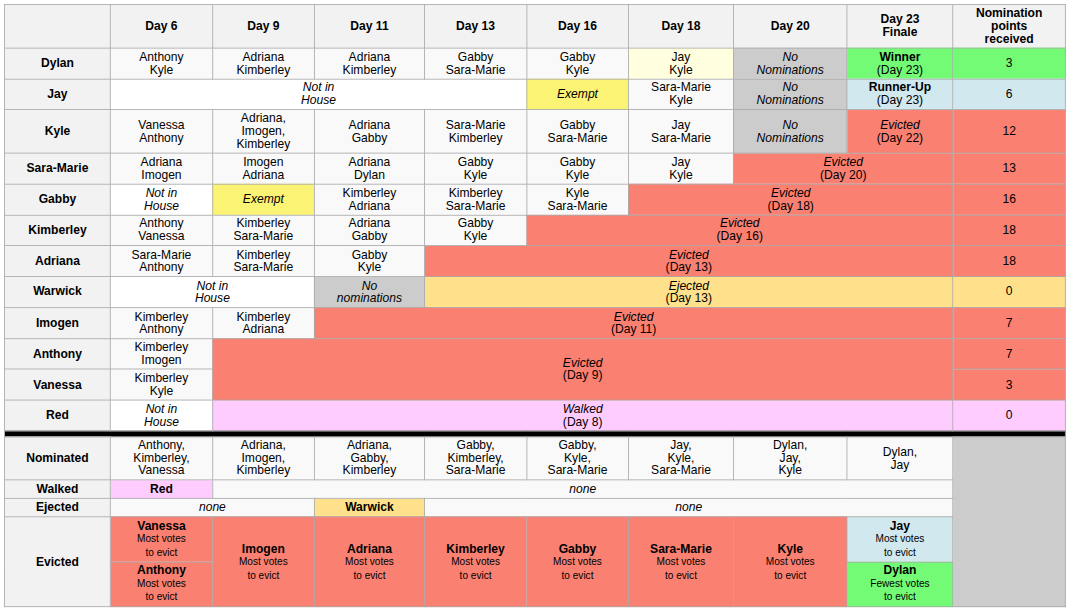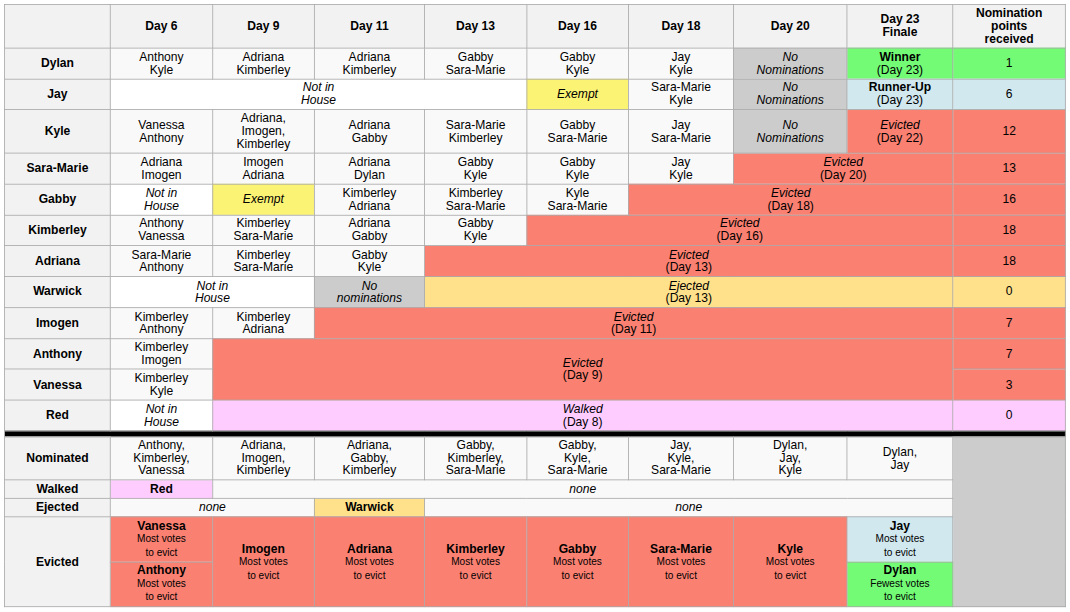(681, 63) lightyellow background -> (681, 63) no background
(1009, 63) 3 -> (1009, 63) 1
